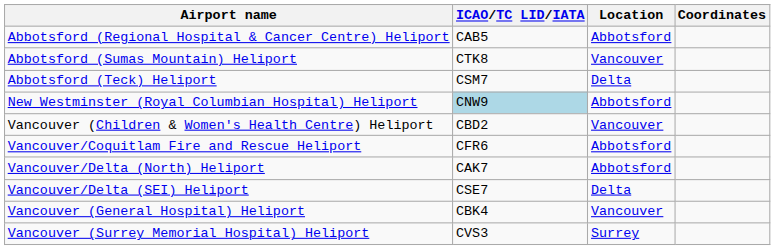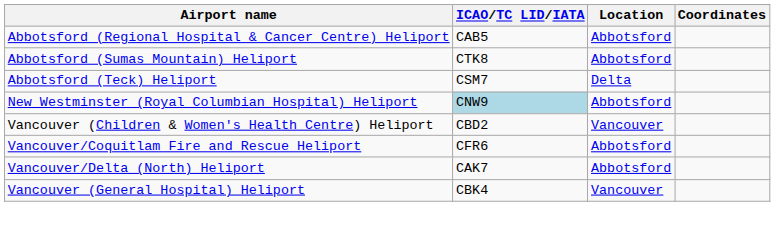(627, 59) Vancouver -> (631, 59) Abbotsford
- row: (128, 190)
- row: (188, 234)
